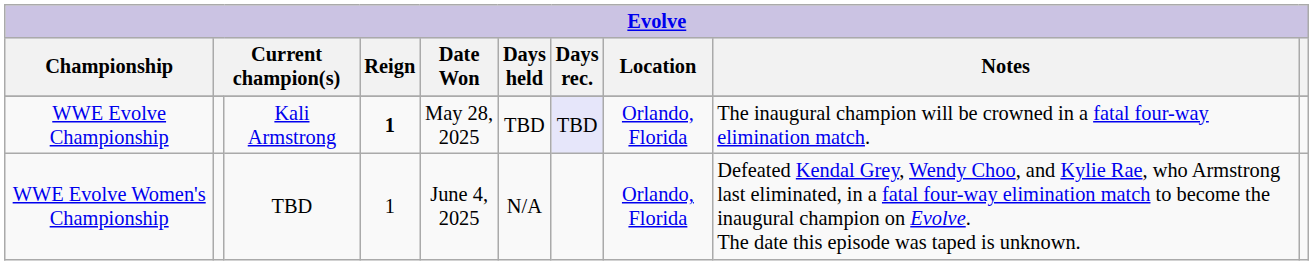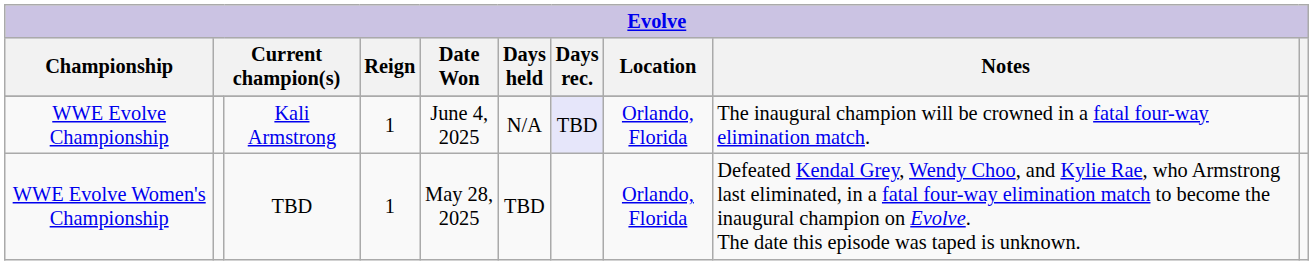(390, 124) bold -> (390, 124) normal
(459, 124) May 28, 2025 -> (459, 124) June 4, 2025
(524, 124) TBD -> (524, 124) N/A
(459, 205) June 4, 2025 -> (459, 205) May 28, 2025
(524, 205) N/A -> (524, 205) TBD
